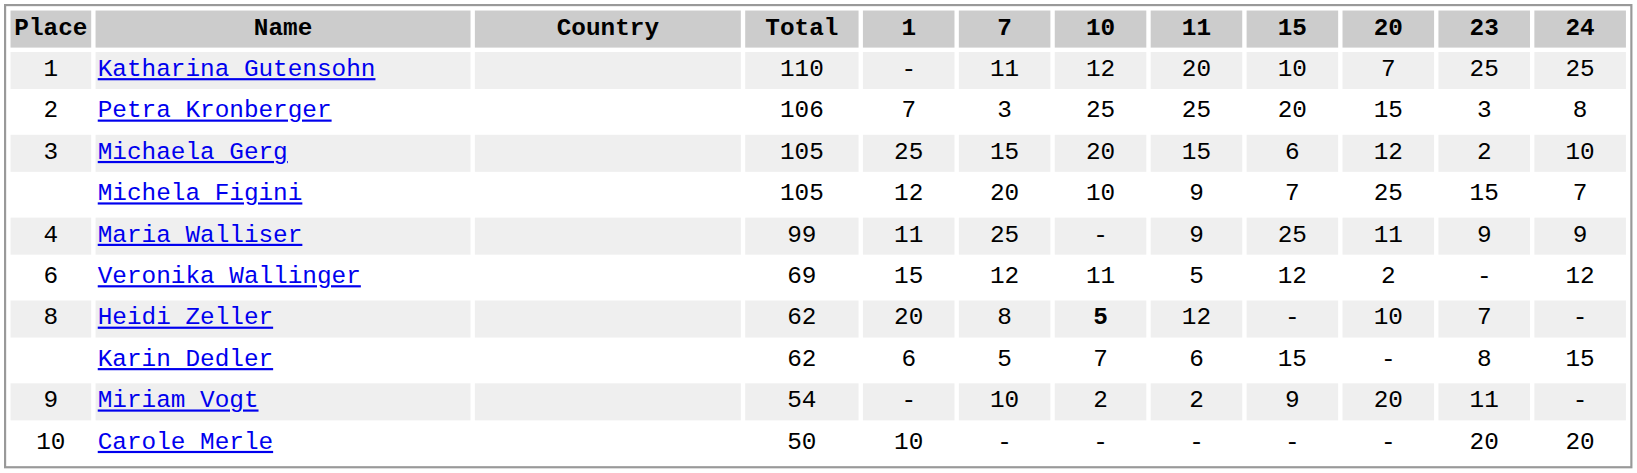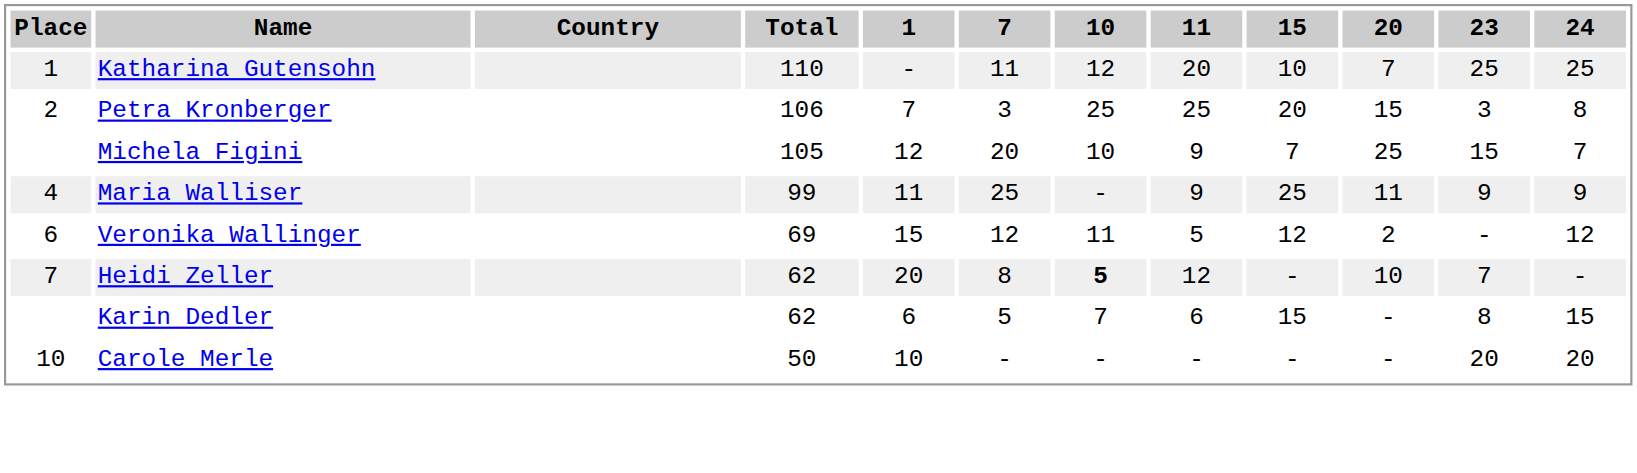- row: (193, 152)
(51, 318) 8 -> (51, 277) 7
- row: (178, 401)
